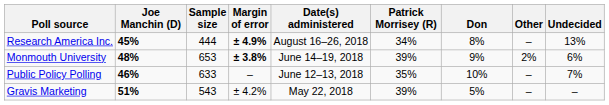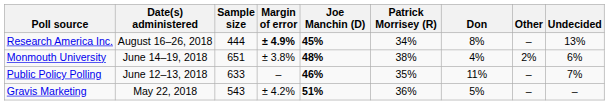columns swapped: (321, 18) <-> (151, 18)
(208, 58) 653 -> (236, 58) 651
(250, 58) bold -> (278, 58) normal
(406, 58) 39% -> (406, 58) 38%
(477, 58) 9% -> (477, 58) 4%
(477, 74) 10% -> (477, 74) 11%
(406, 91) 39% -> (406, 91) 36%
